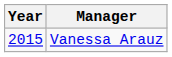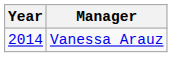(26, 40) 2015 -> (26, 40) 2014
